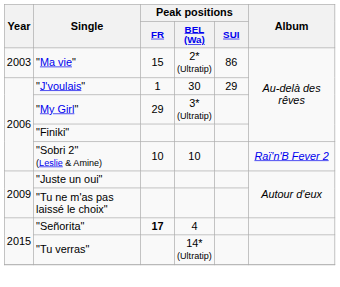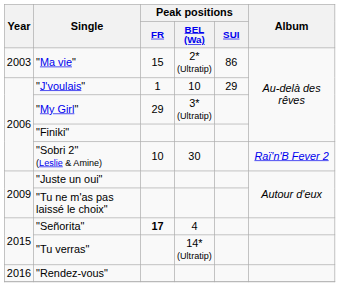(194, 86) 30 -> (194, 86) 10
(194, 156) 10 -> (194, 156) 30
+ row: (72, 273)
